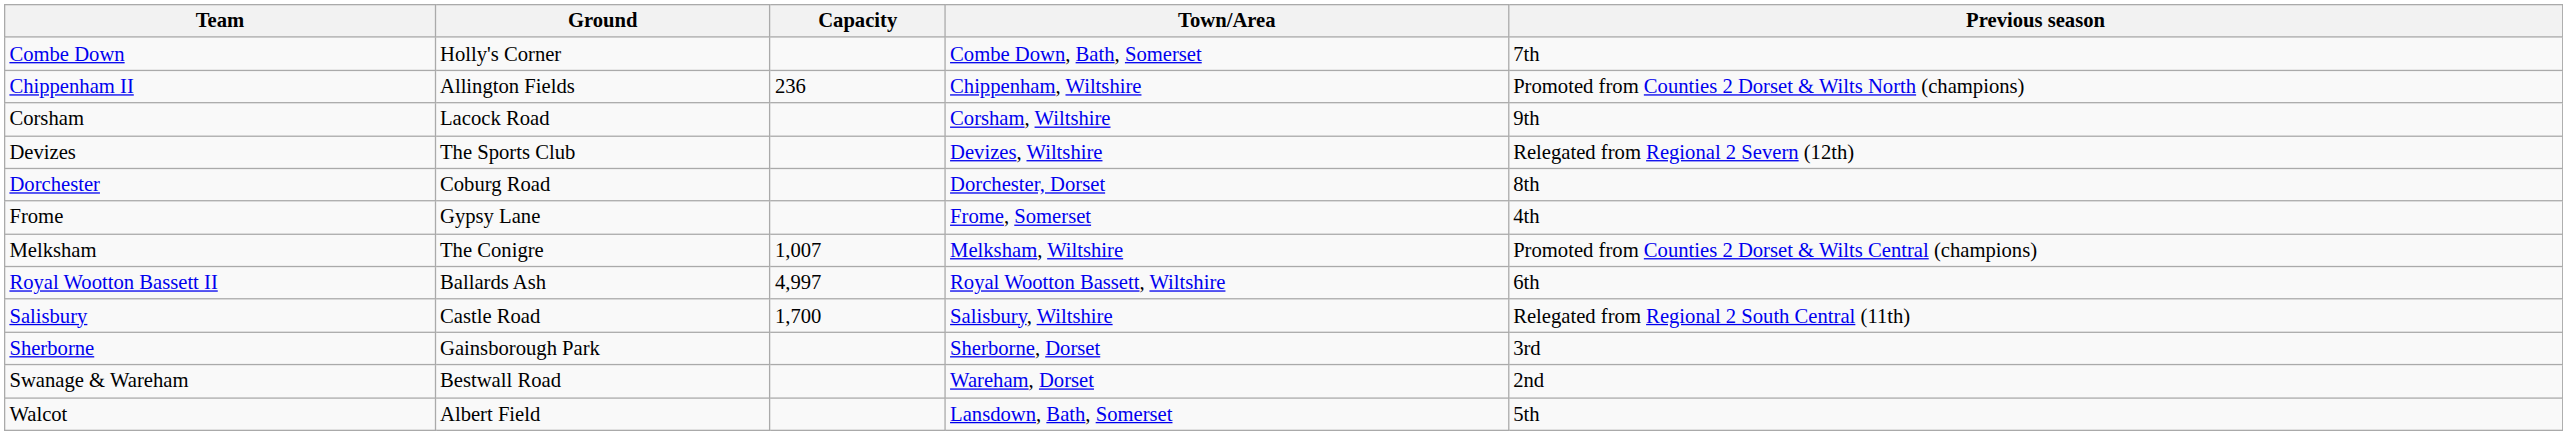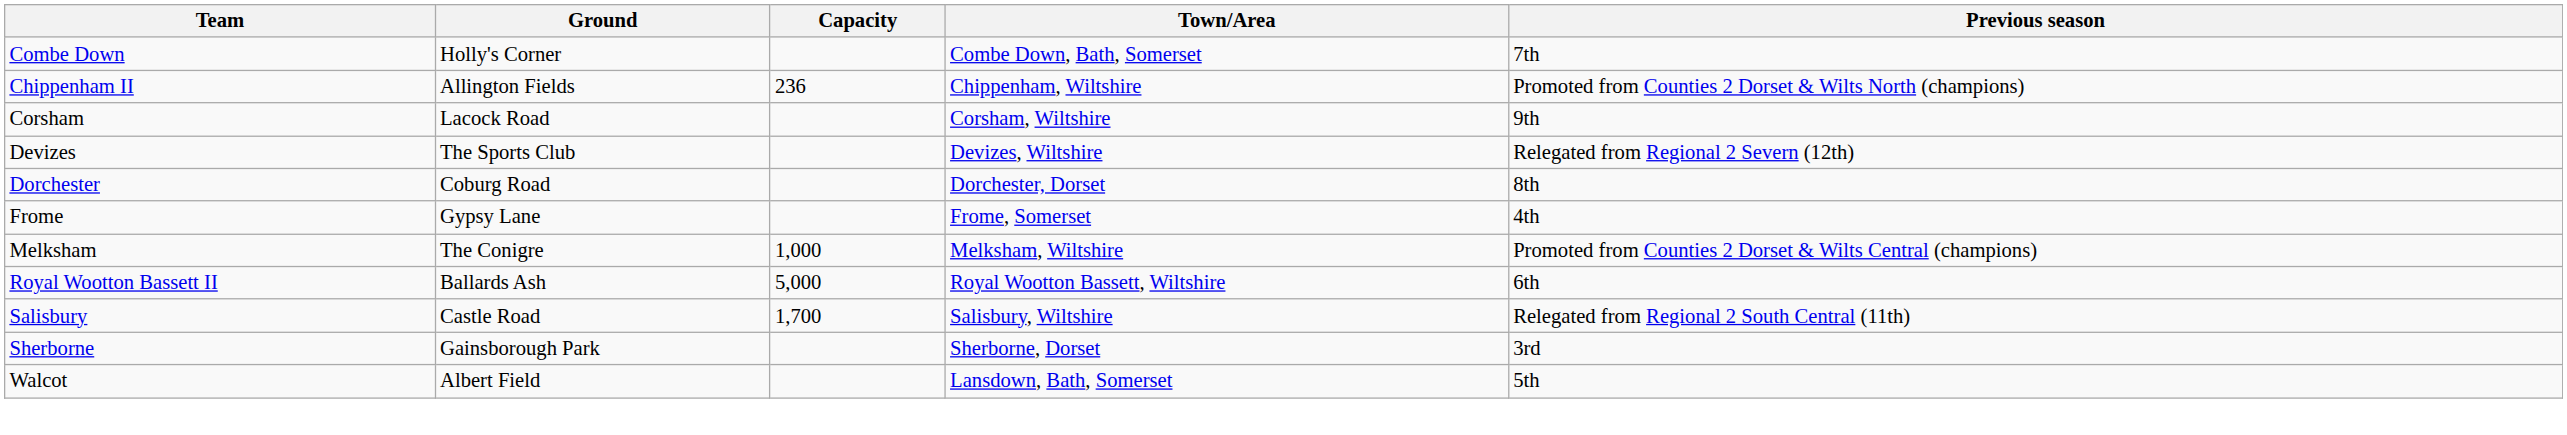(798, 250) 1,007 -> (798, 250) 1,000
(798, 282) 4,997 -> (798, 282) 5,000
- row: (99, 380)
